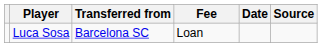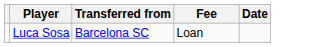- column: (294, 14)
